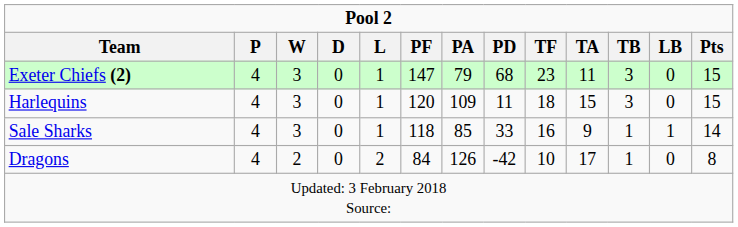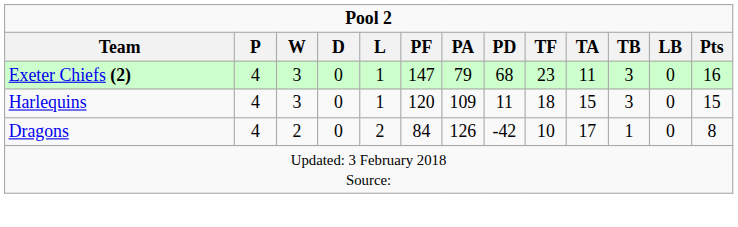(712, 74) 15 -> (712, 74) 16
- row: (50, 131)
